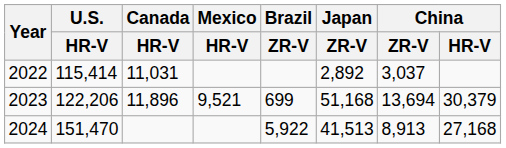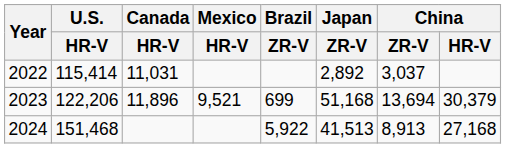(87, 128) 151,470 -> (87, 128) 151,468
